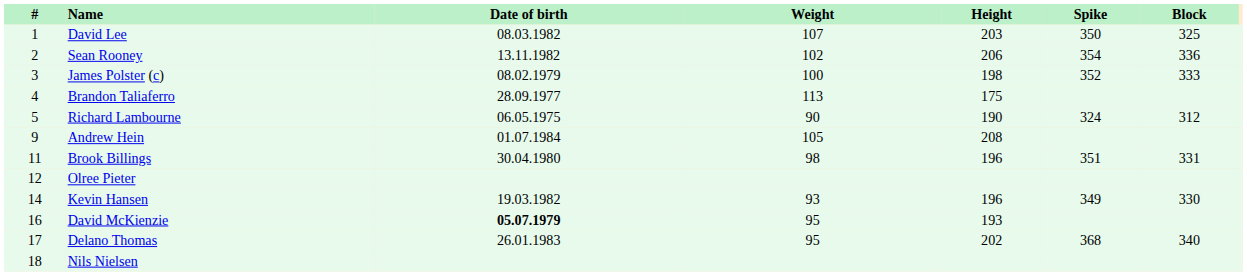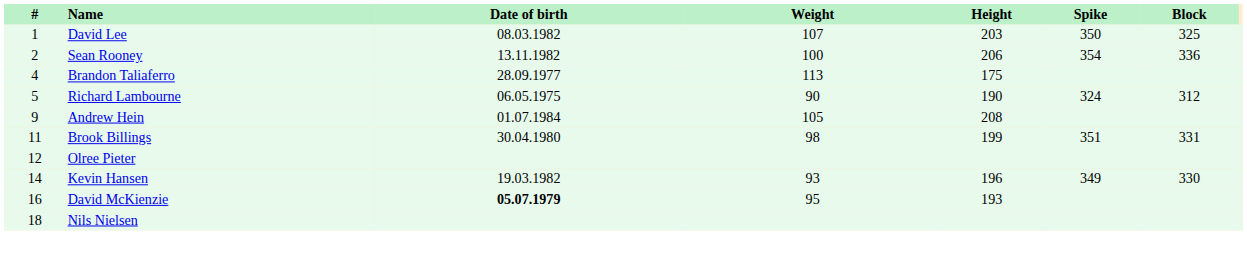(813, 55) 102 -> (813, 55) 100
- row: (116, 76)
(992, 158) 196 -> (992, 137) 199
- row: (112, 240)
